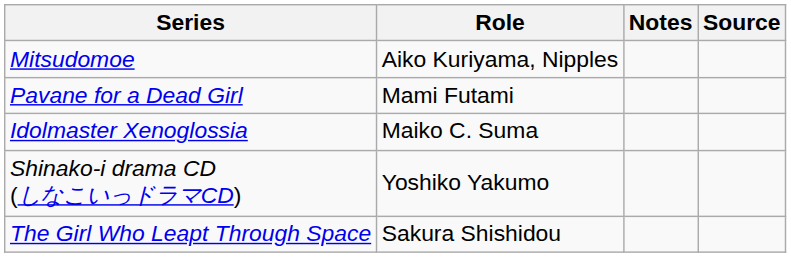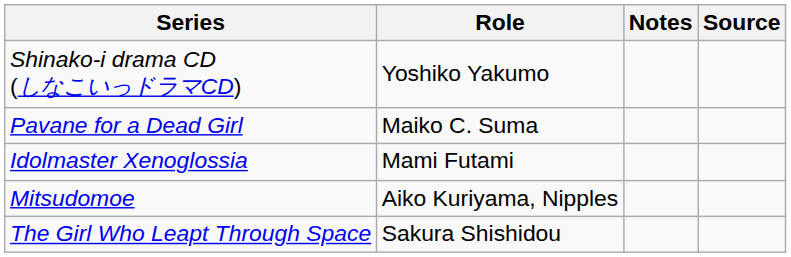rows swapped: (126, 181) <-> (72, 58)
(448, 95) Mami Futami -> (460, 125) Maiko C. Suma
(460, 131) Maiko C. Suma -> (448, 161) Mami Futami
